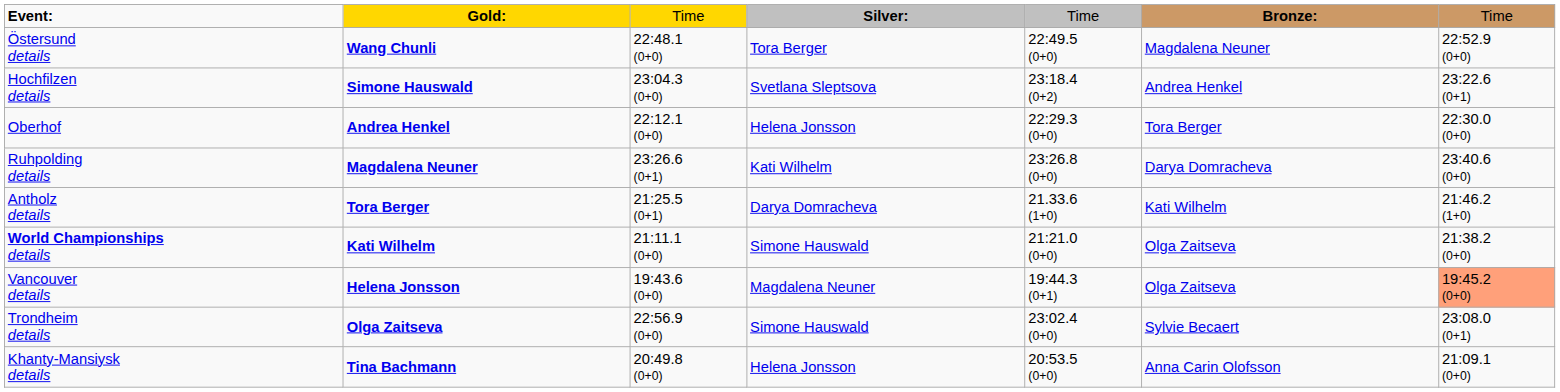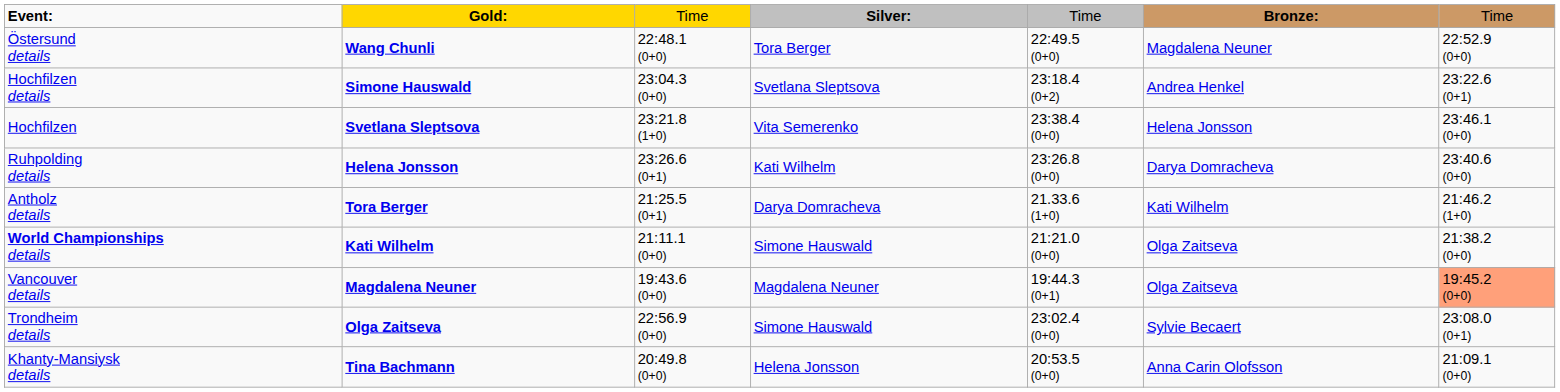+ row: (42, 127)
- row: (34, 127)
(412, 167) Magdalena Neuner -> (402, 167) Helena Jonsson
(403, 287) Helena Jonsson -> (411, 287) Magdalena Neuner
